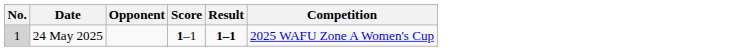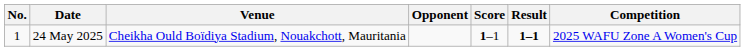+ column: (257, 14)
(17, 35) lightgrey background -> (17, 35) no background
